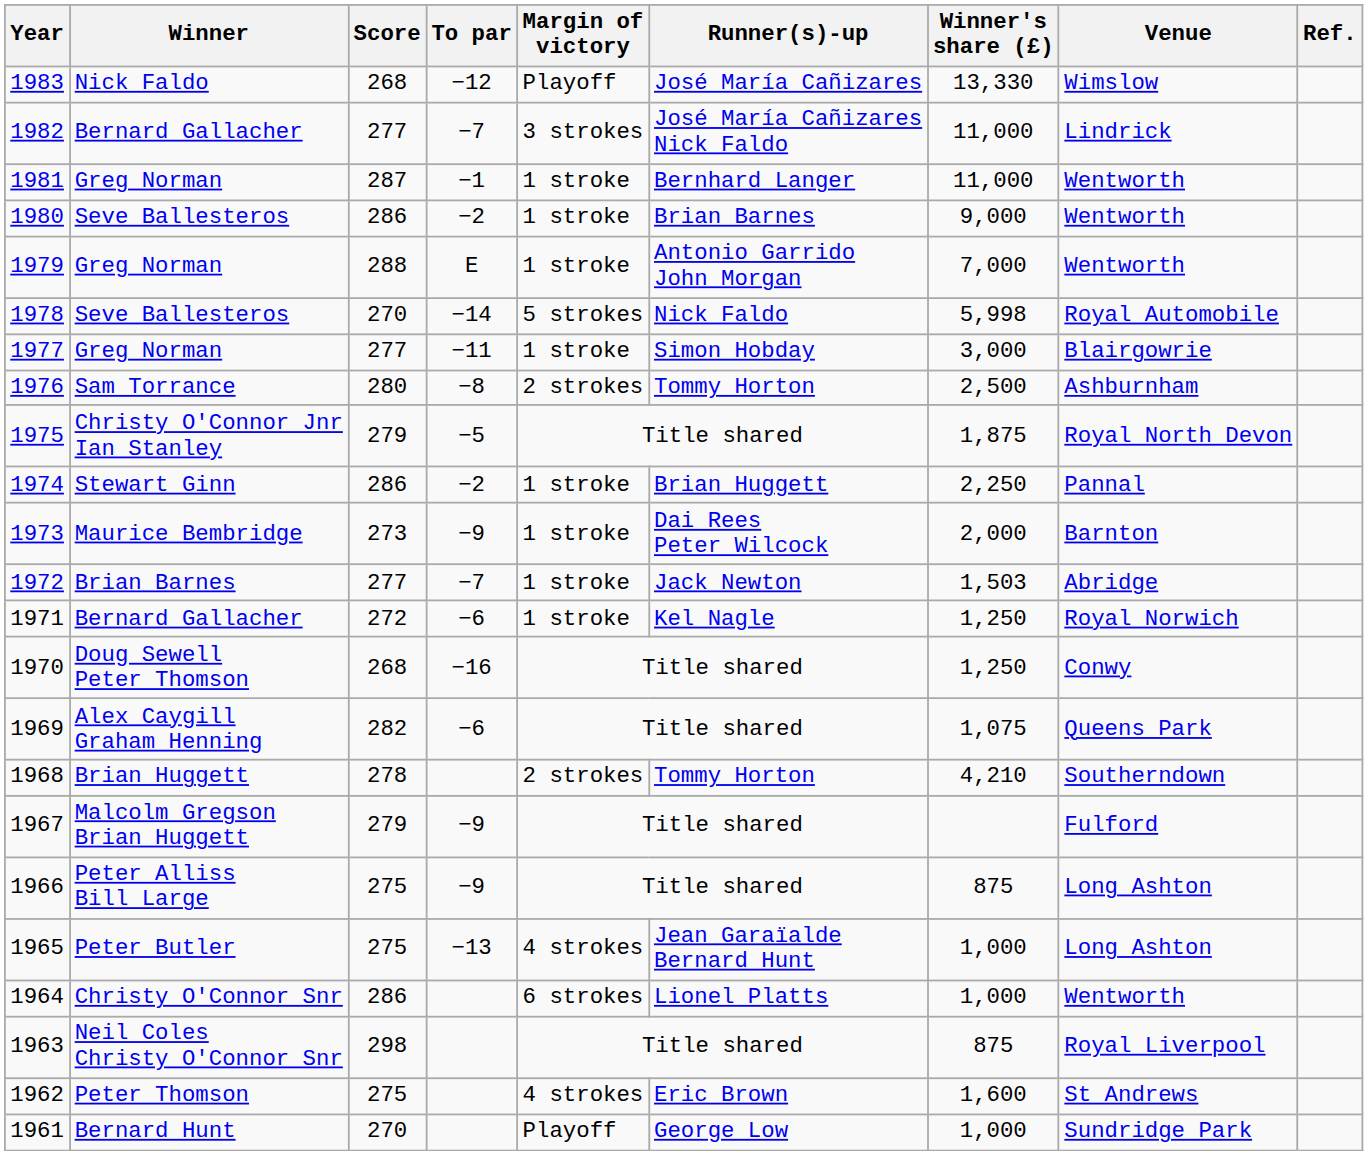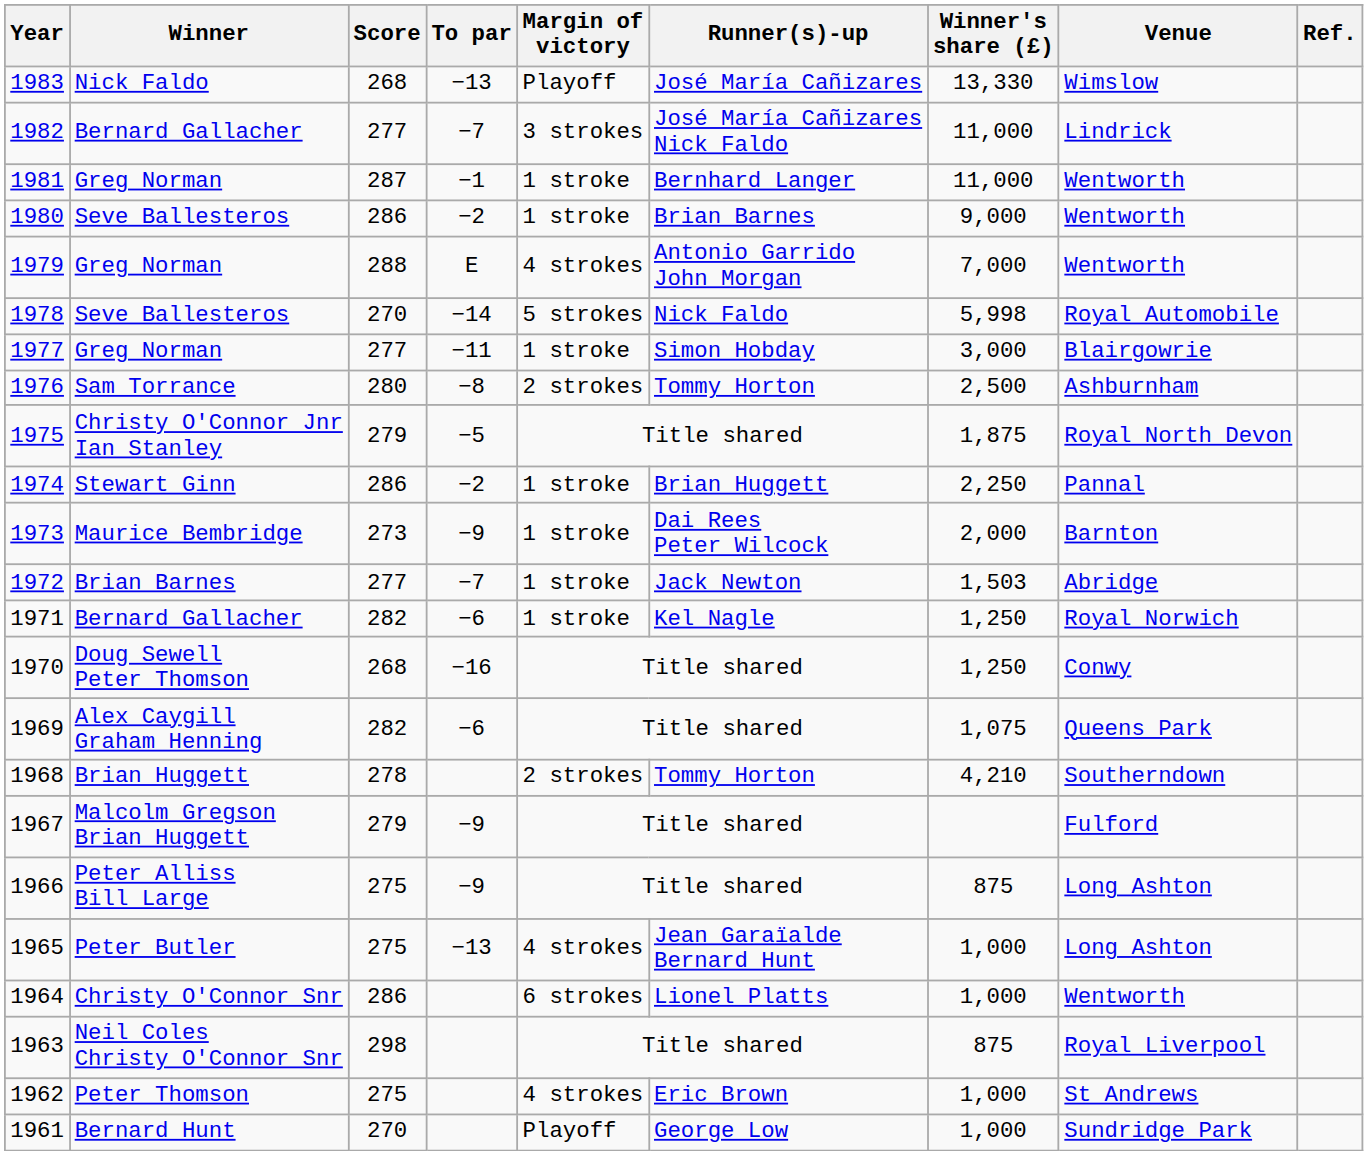(472, 85) −12 -> (472, 85) −13
(576, 267) 1 stroke -> (583, 267) 4 strokes
(387, 619) 272 -> (387, 619) 282
(993, 1096) 1,600 -> (993, 1096) 1,000
